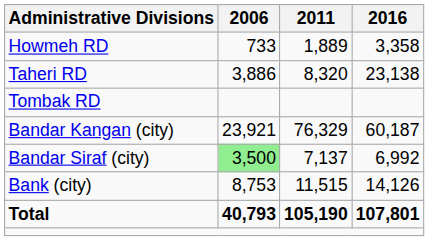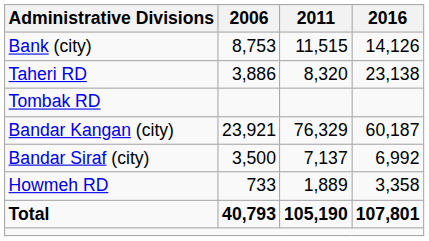rows swapped: (58, 46) <-> (50, 185)
(254, 158) lightgreen background -> (254, 158) no background
